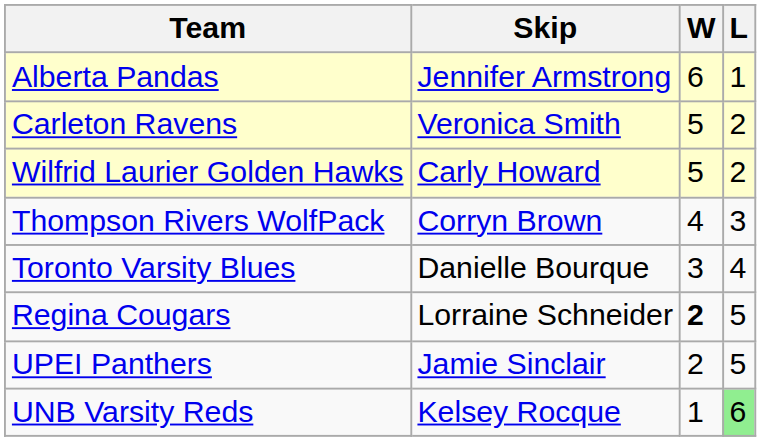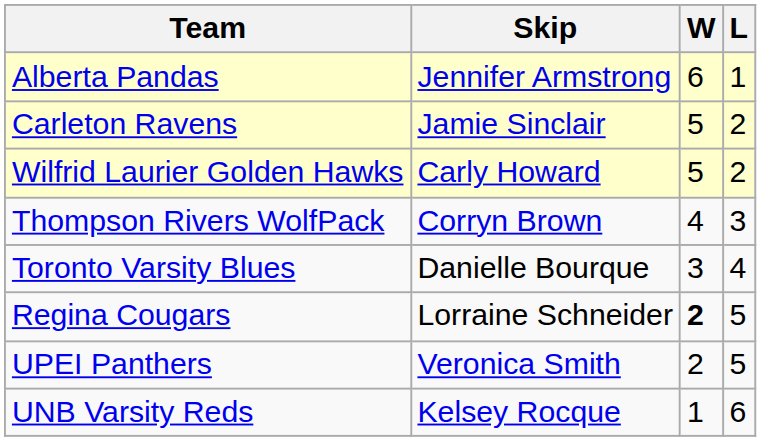(519, 124) Veronica Smith -> (512, 124) Jamie Sinclair
(512, 364) Jamie Sinclair -> (519, 364) Veronica Smith
(738, 412) lightgreen background -> (738, 412) no background
